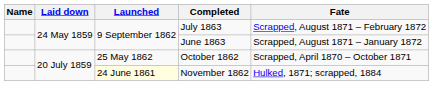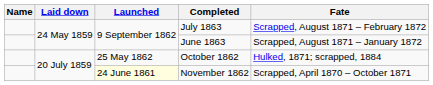(332, 57) Scrapped, April 1870 – October 1871 -> (317, 57) Hulked, 1871; scrapped, 1884
(317, 73) Hulked, 1871; scrapped, 1884 -> (332, 73) Scrapped, April 1870 – October 1871
